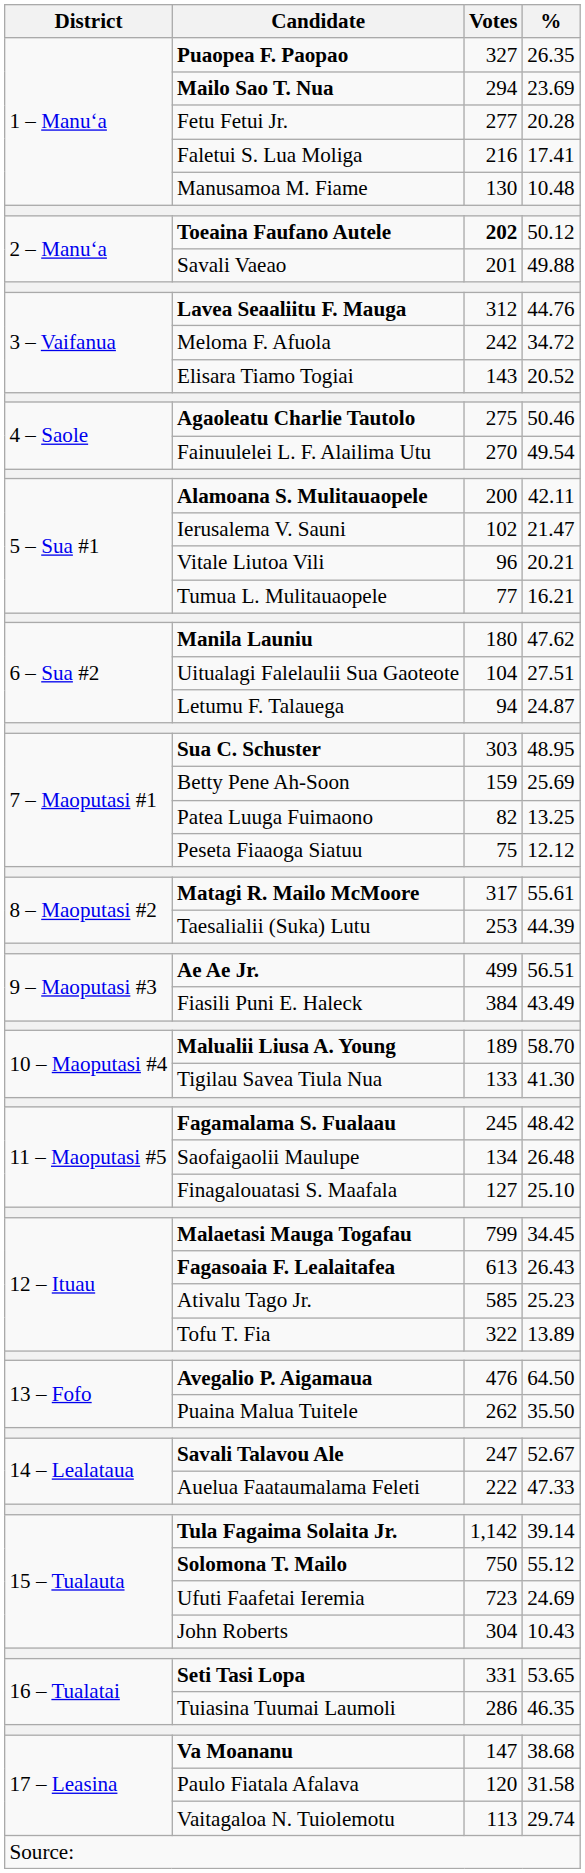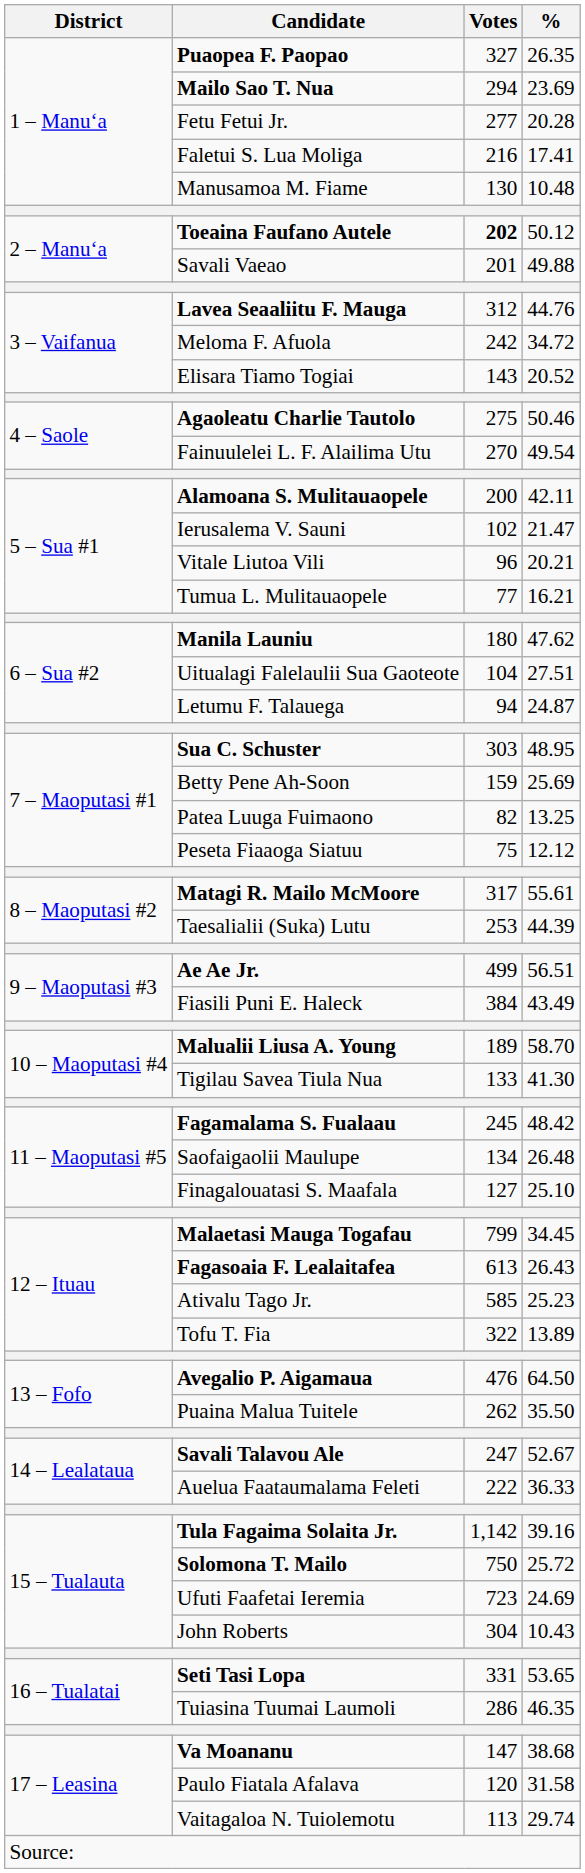(551, 1487) 47.33 -> (551, 1487) 36.33
(551, 1530) 39.14 -> (551, 1530) 39.16
(551, 1564) 55.12 -> (551, 1564) 25.72
